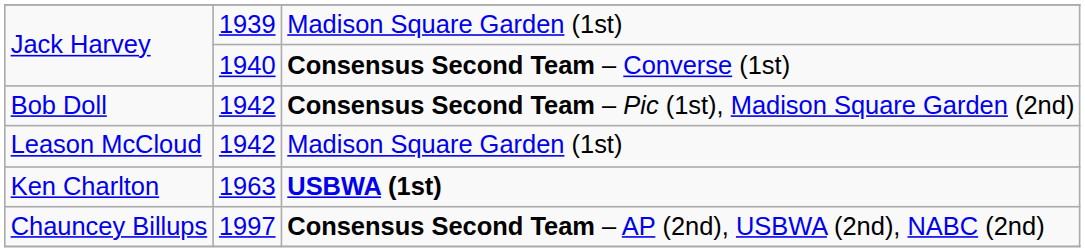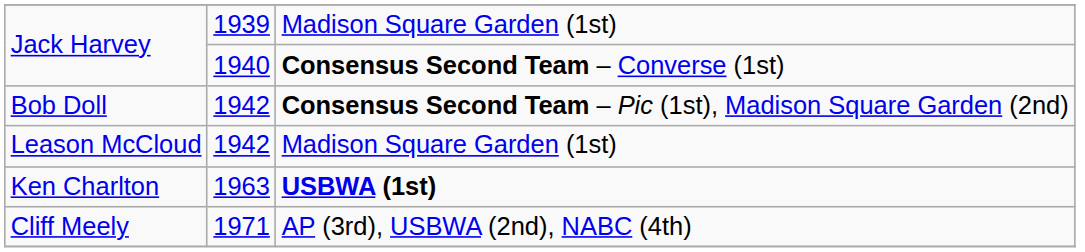+ row: (70, 226)
- row: (109, 226)
